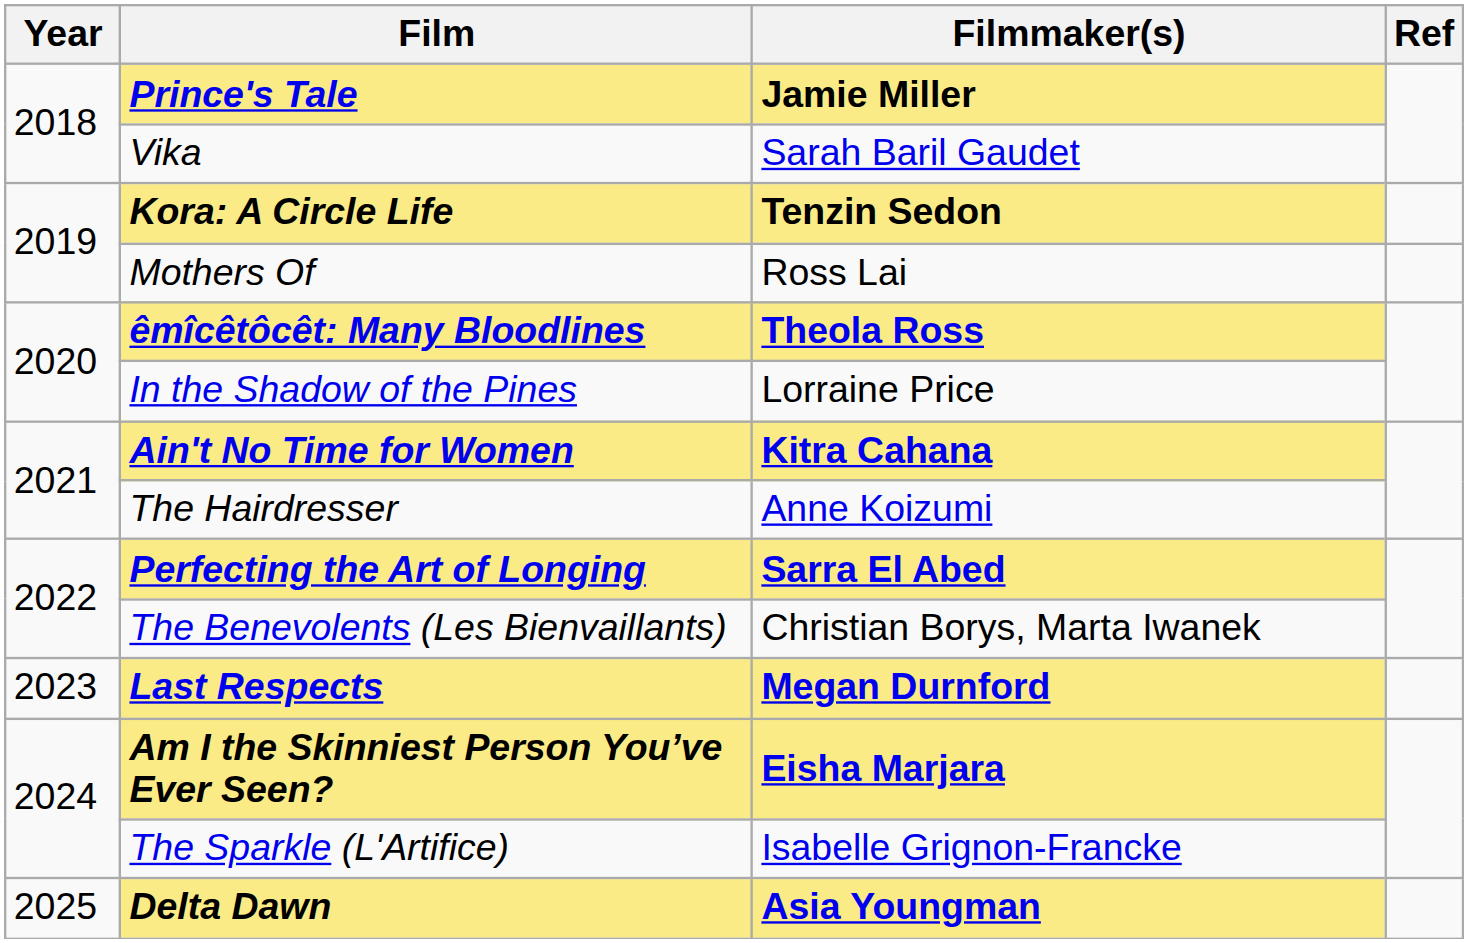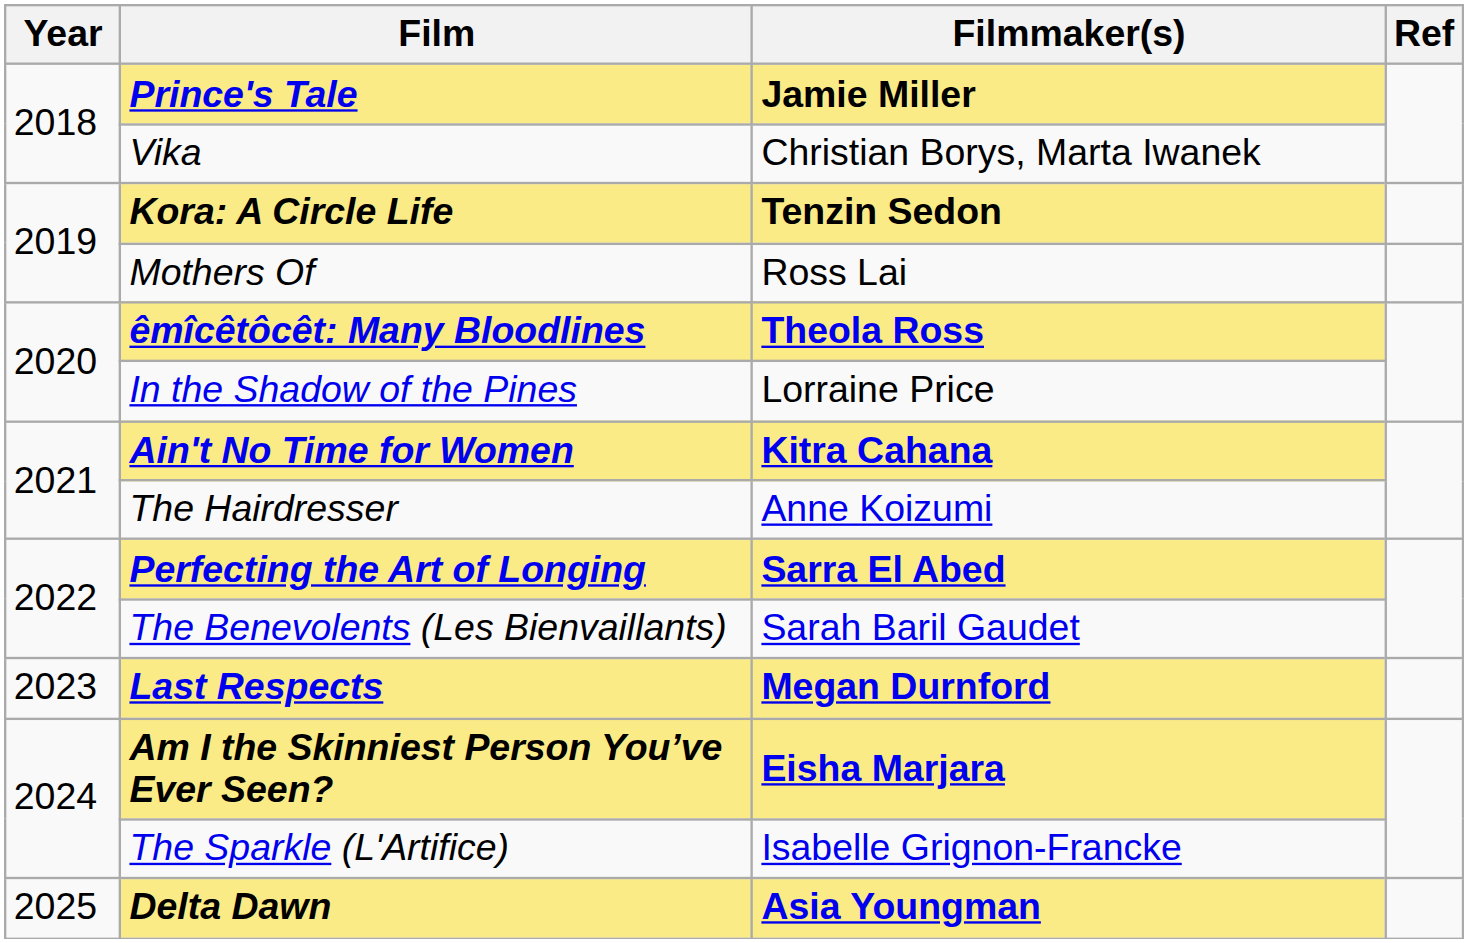(921, 152) Sarah Baril Gaudet -> (1011, 152) Christian Borys, Marta Iwanek
(1011, 627) Christian Borys, Marta Iwanek -> (921, 627) Sarah Baril Gaudet
